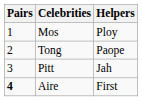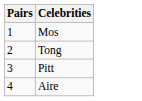- column: (116, 13)
(10, 86) bold -> (10, 86) normal
